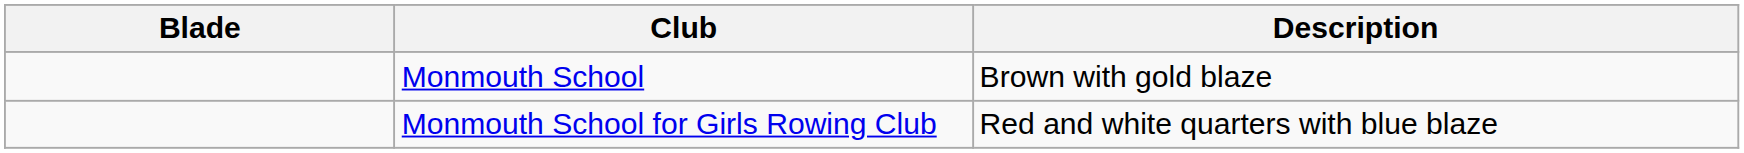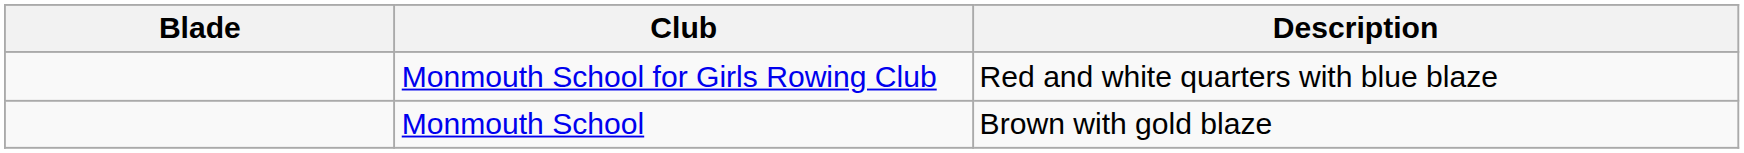rows swapped: (523, 76) <-> (669, 123)
